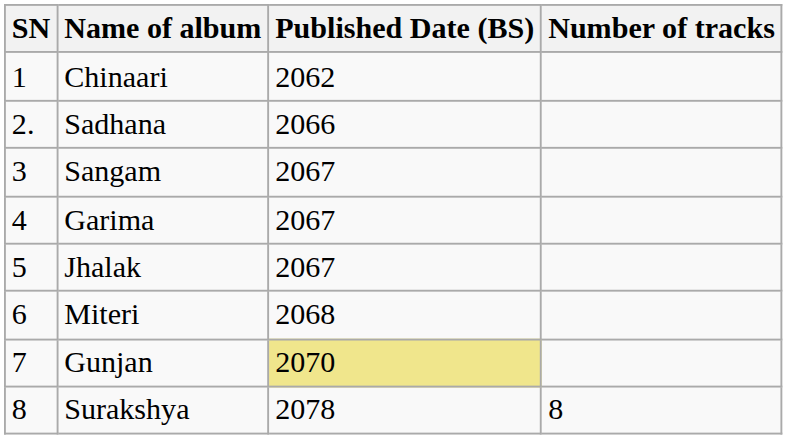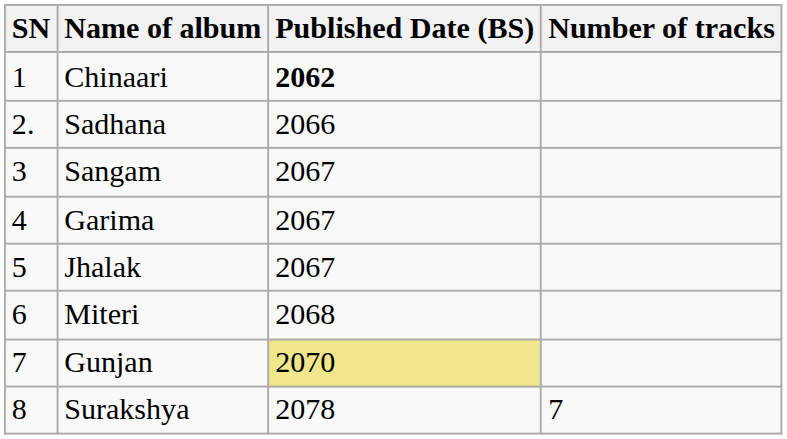(305, 76) normal -> (305, 76) bold
(556, 409) 8 -> (556, 409) 7
